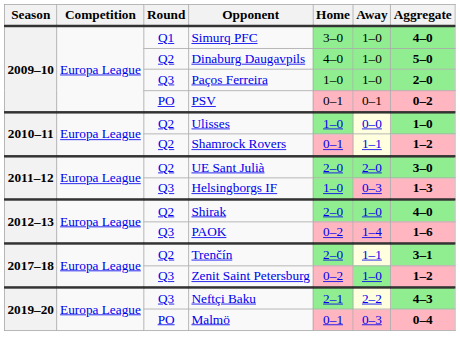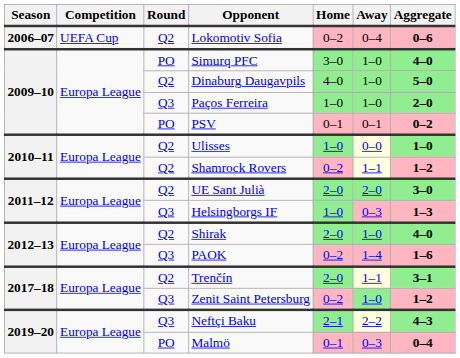+ row: (237, 37)
(166, 37) Q1 -> (166, 60) PO
(333, 144) 0–1 -> (333, 167) 0–2
